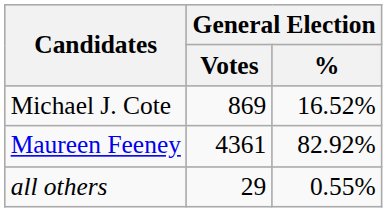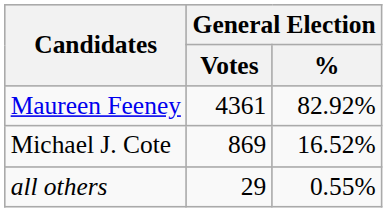rows swapped: (96, 145) <-> (91, 105)
